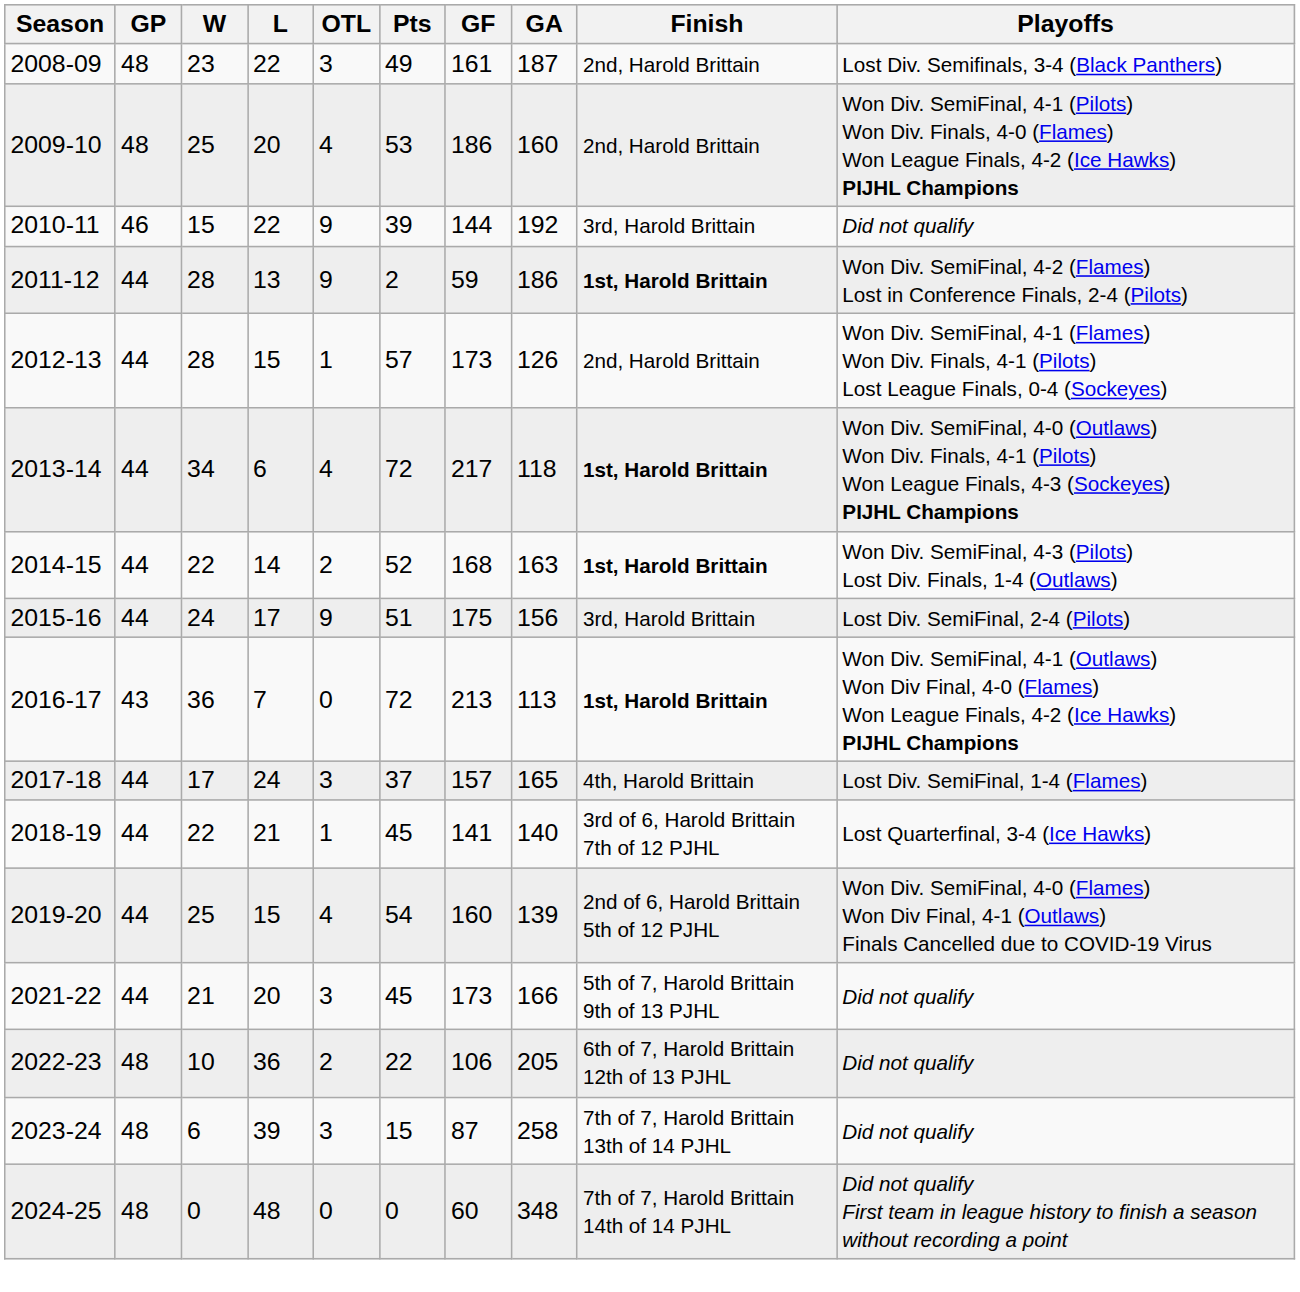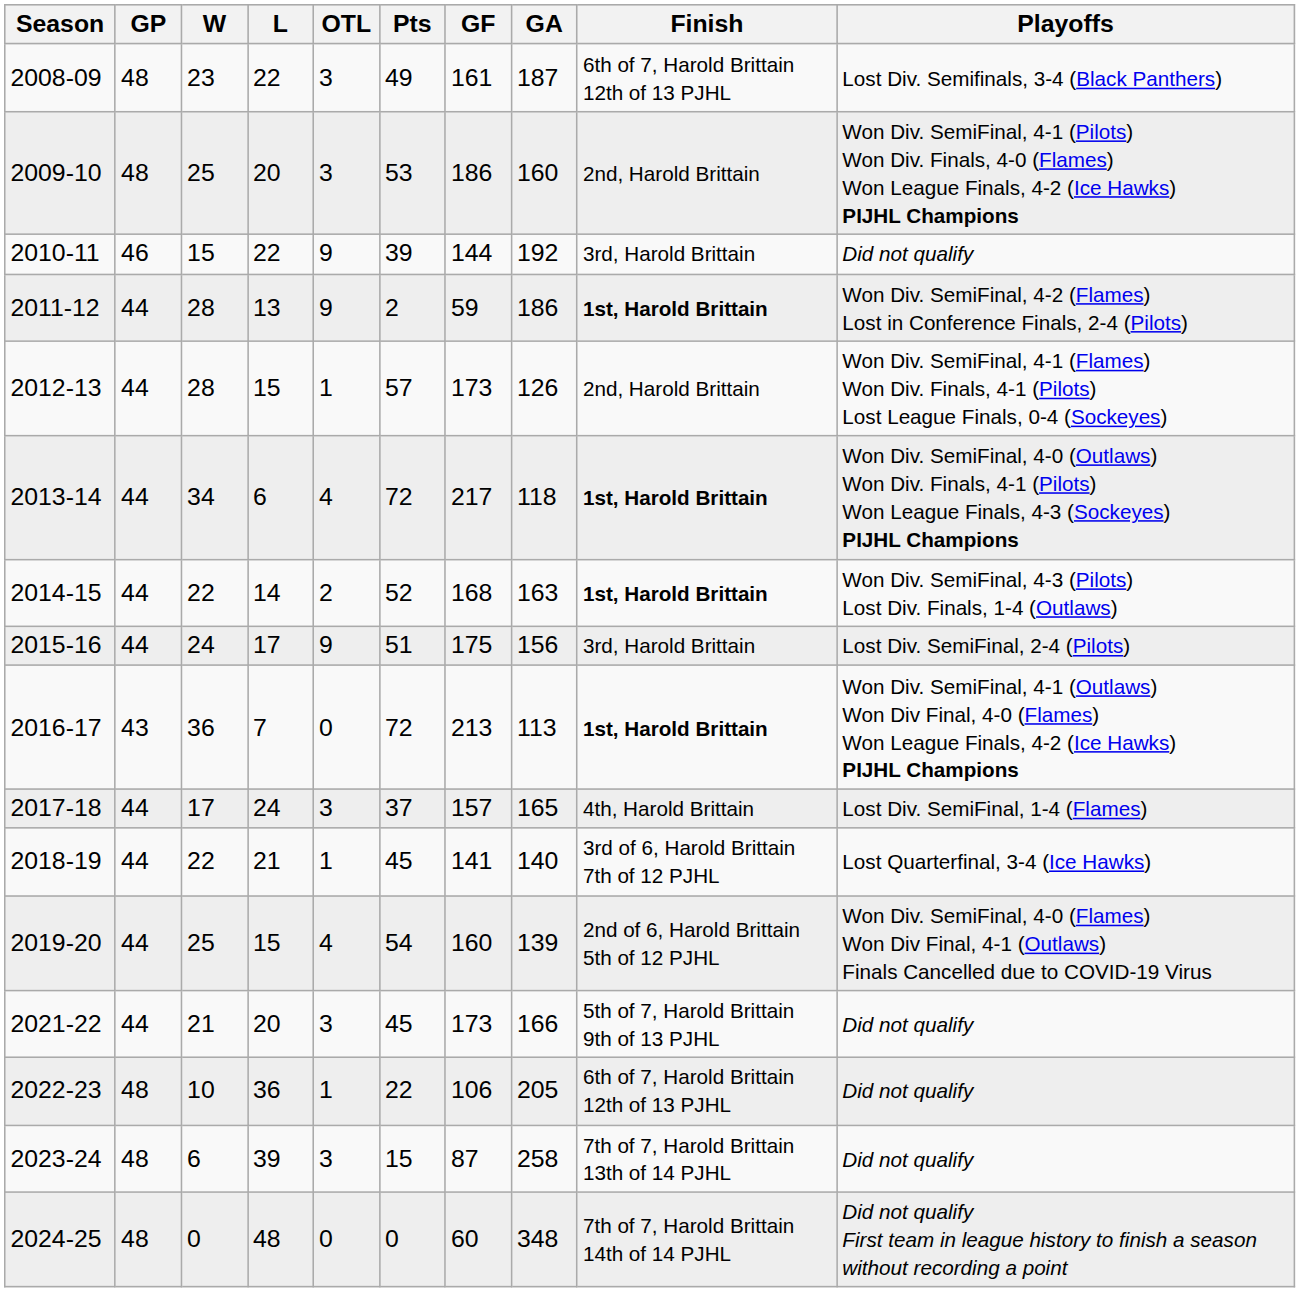(671, 65) 2nd, Harold Brittain -> (689, 78) 6th of 7, Harold Brittain 12th of 13 PJHL
(326, 144) 4 -> (326, 172) 3
(326, 1063) 2 -> (326, 1090) 1
